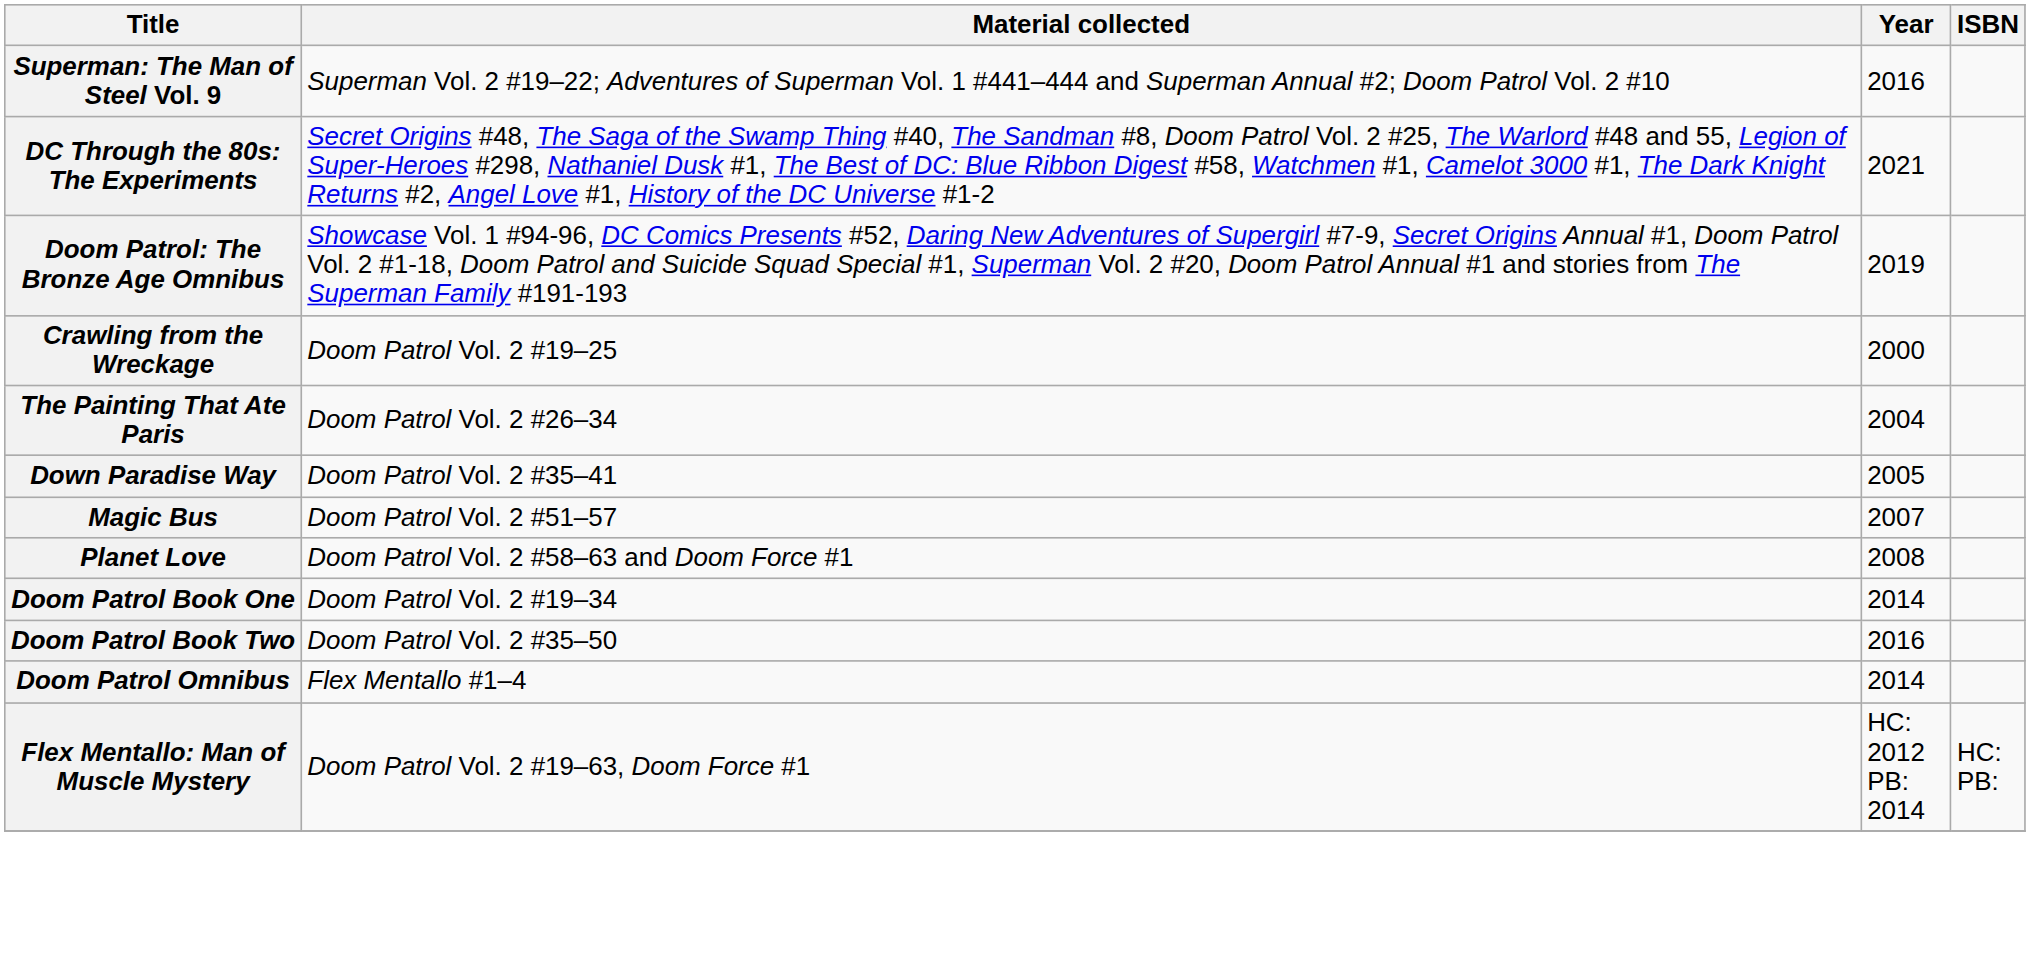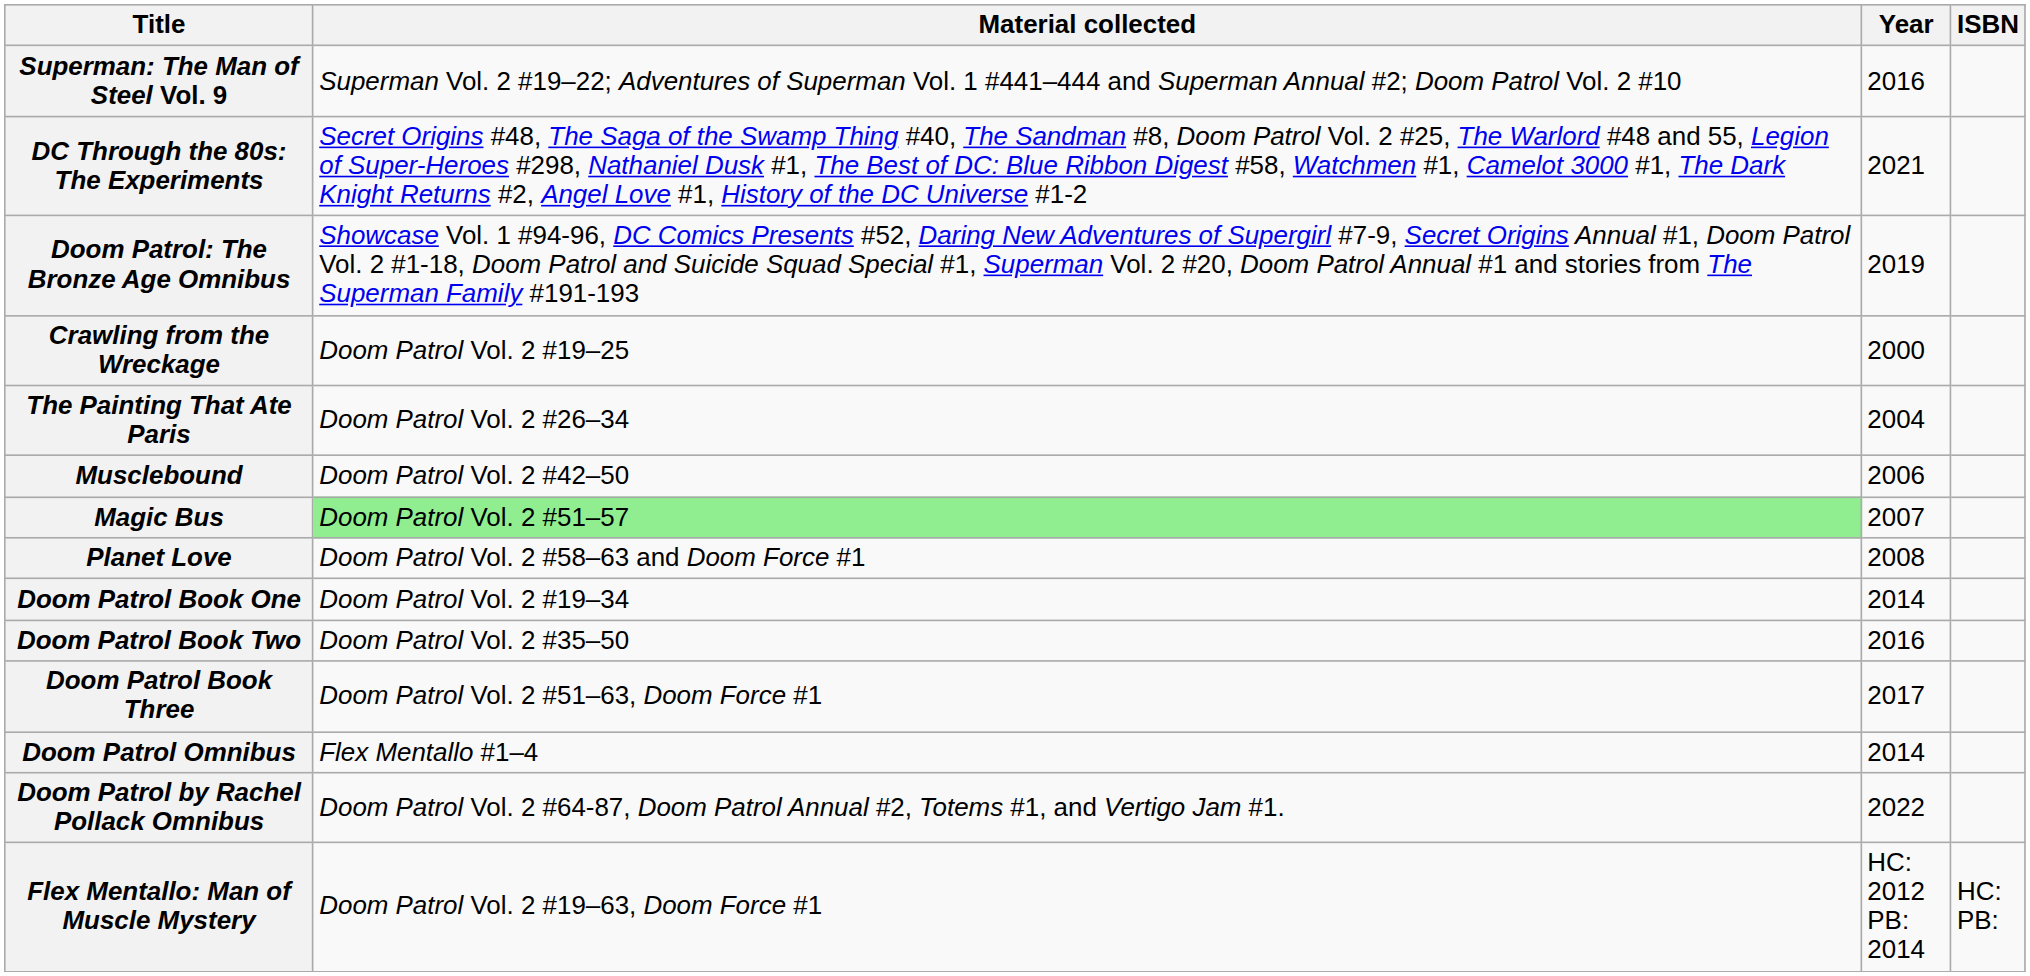- row: (153, 475)
+ row: (159, 475)
(462, 516) no background -> (474, 516) lightgreen background
+ row: (159, 695)
+ row: (159, 807)
